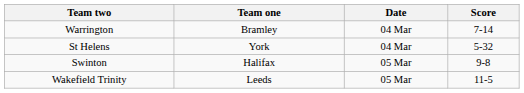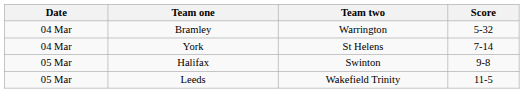columns swapped: (396, 12) <-> (89, 12)
(483, 29) 7-14 -> (483, 29) 5-32
(483, 46) 5-32 -> (483, 46) 7-14
